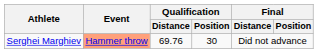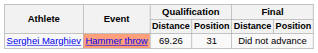(171, 41) 69.76 -> (171, 41) 69.26
(212, 41) 30 -> (212, 41) 31
